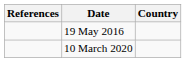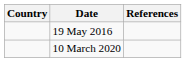columns swapped: (158, 13) <-> (33, 13)
